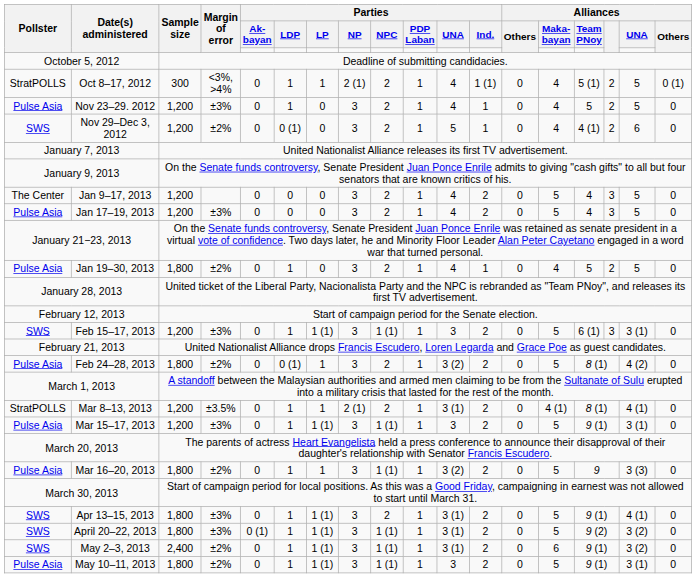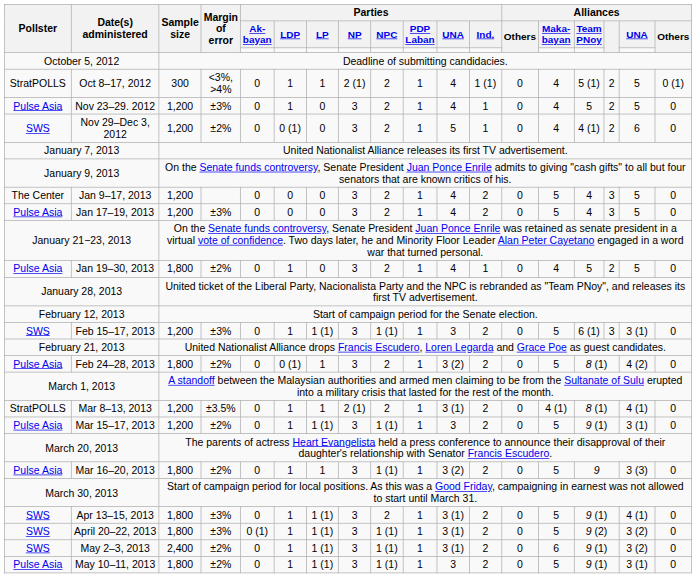(221, 425) ±3% -> (221, 425) ±2%
